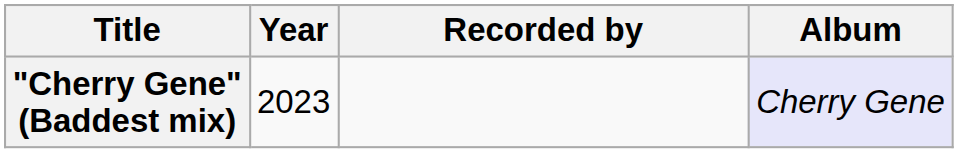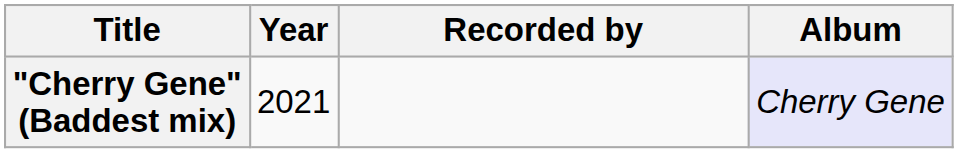(294, 101) 2023 -> (294, 101) 2021
